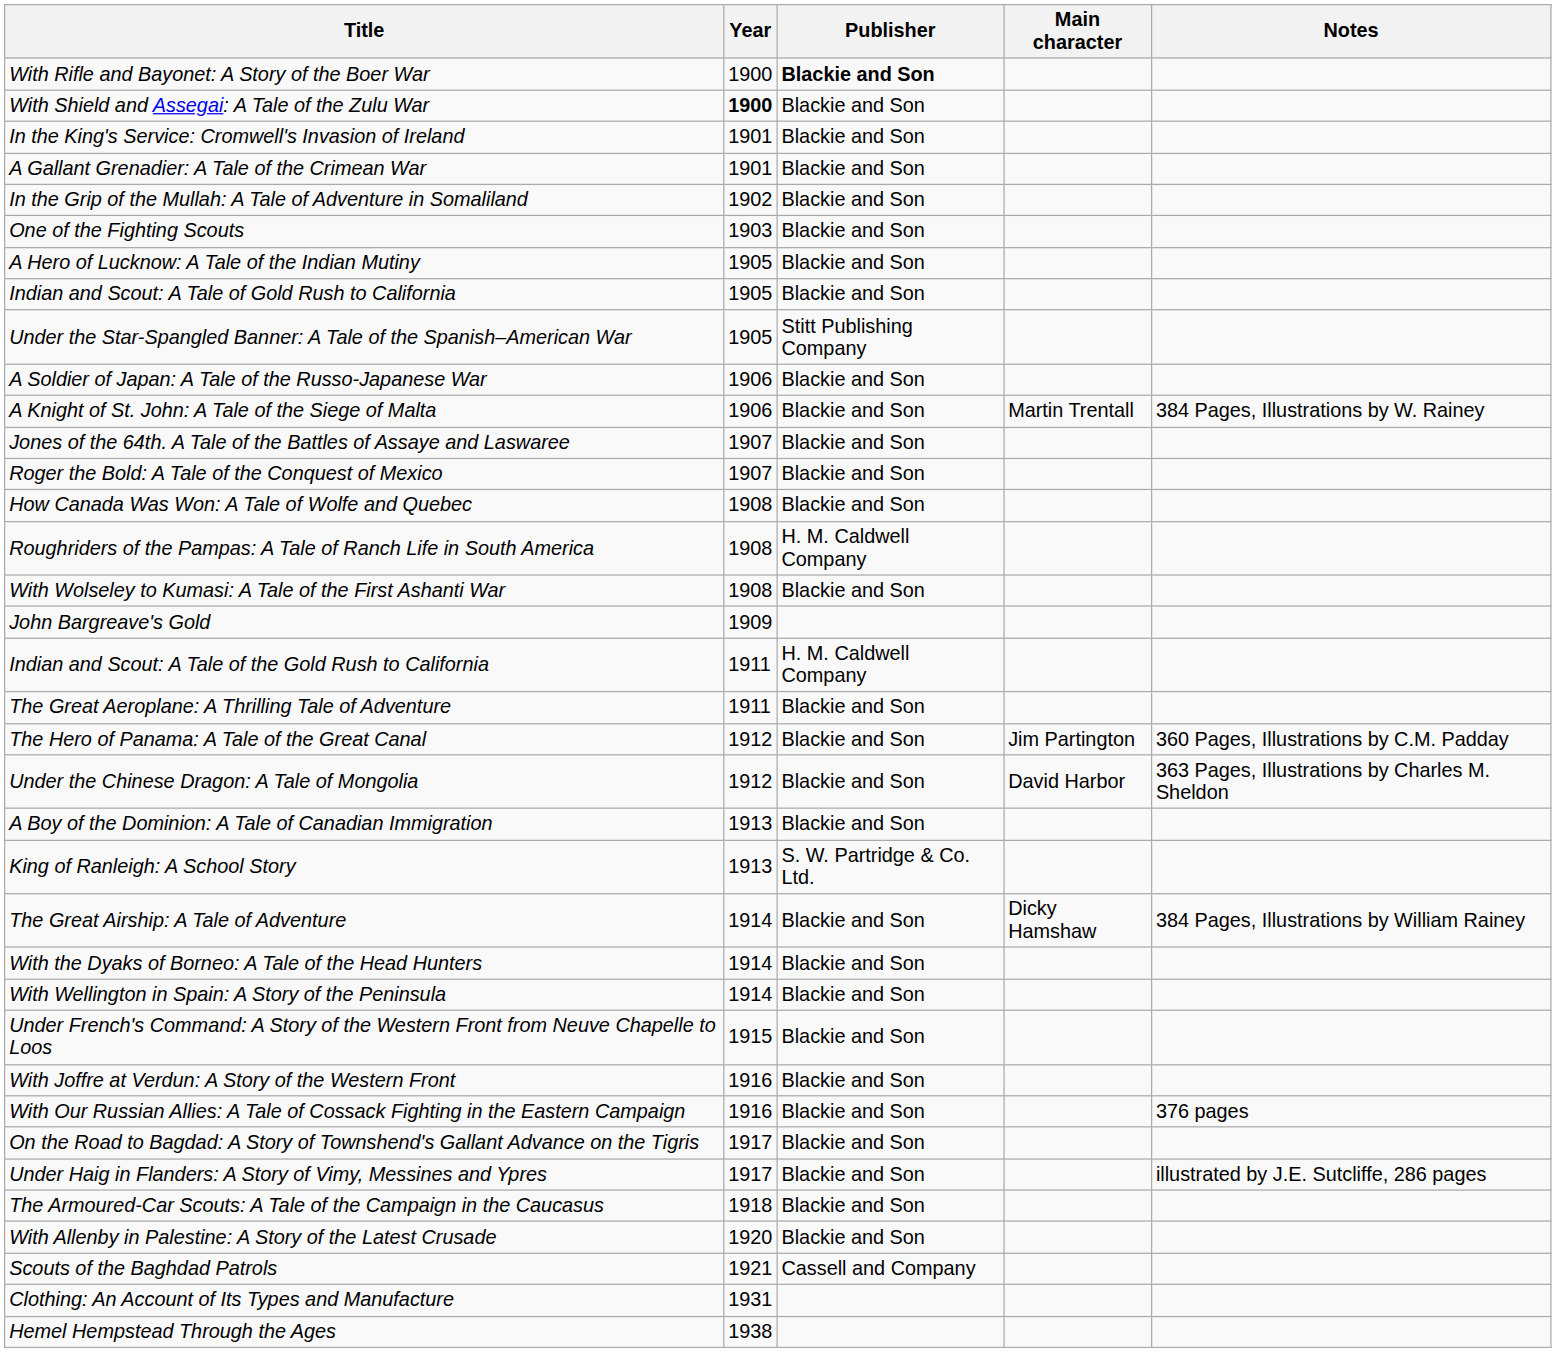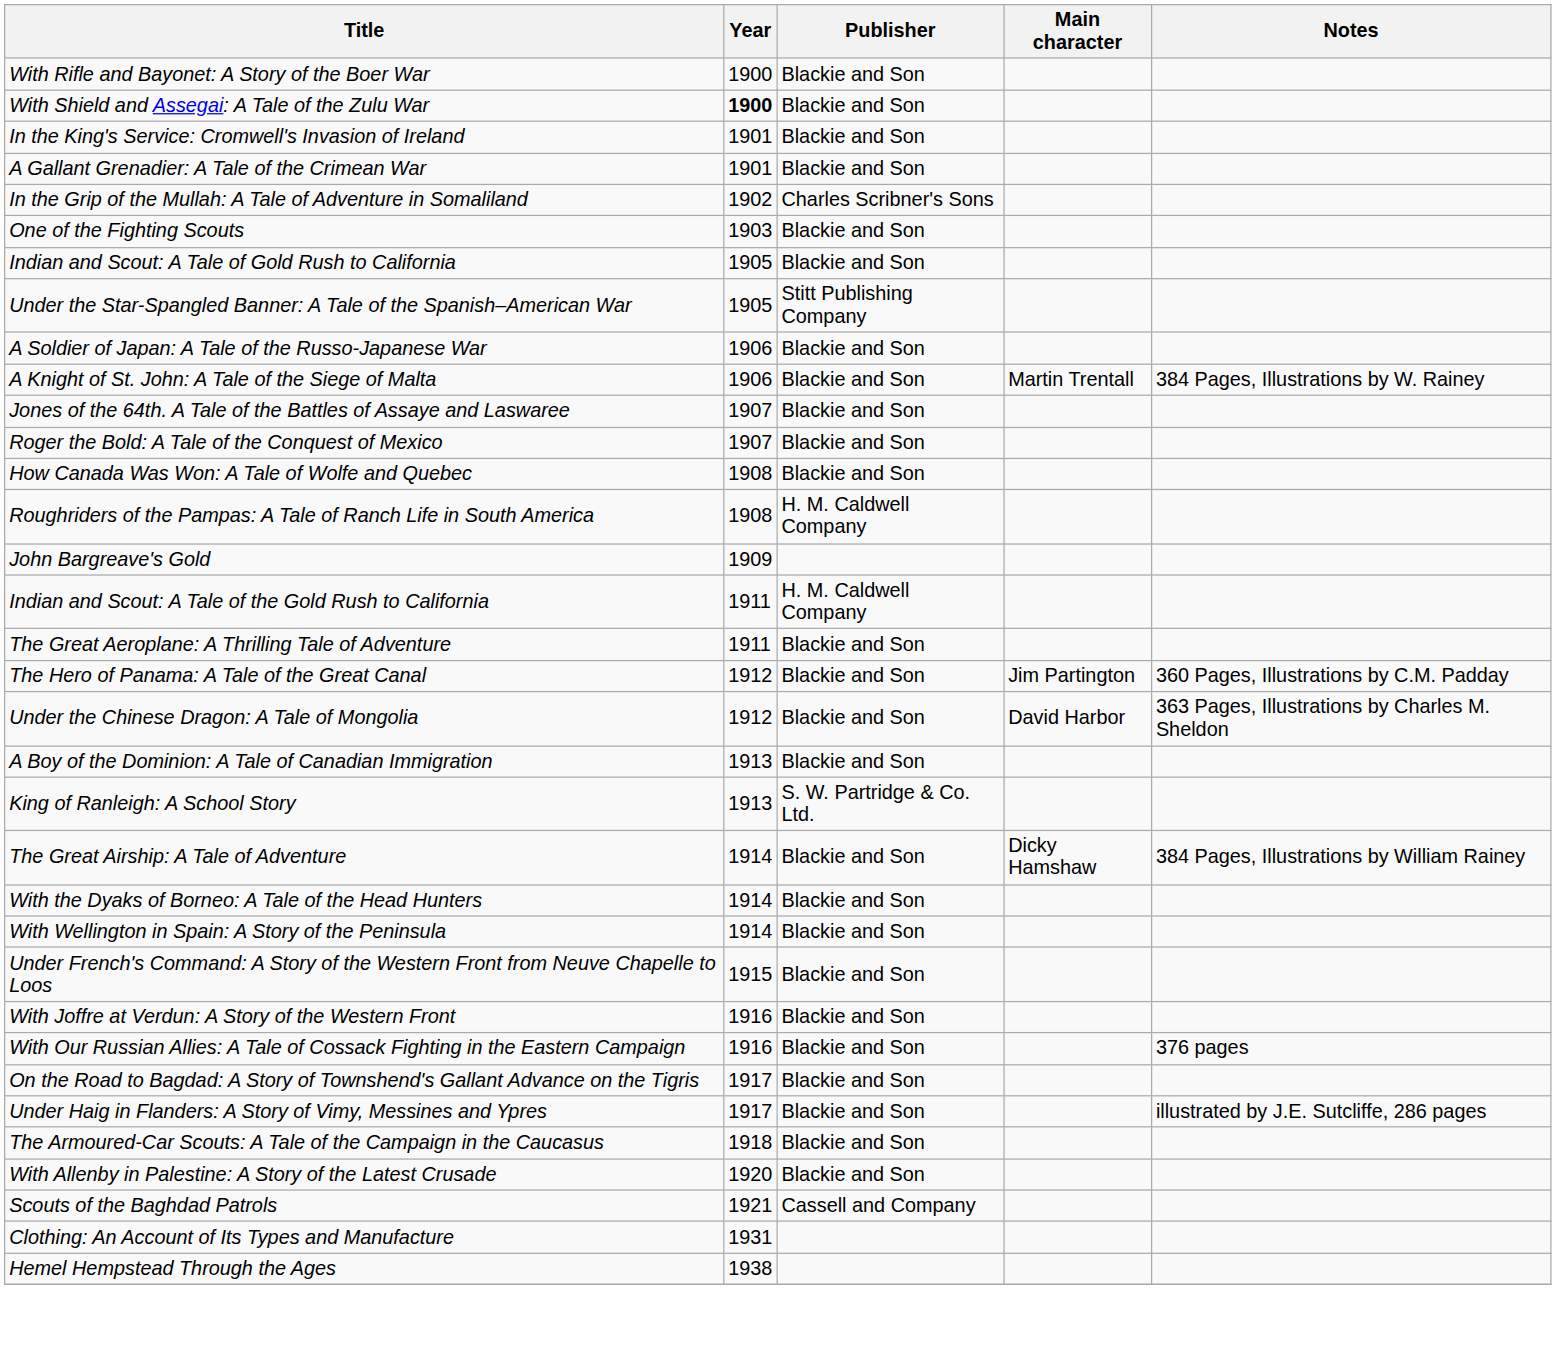(858, 74) bold -> (853, 74) normal
(853, 199) Blackie and Son -> (888, 199) Charles Scribner's Sons
- row: (215, 262)
- row: (257, 590)
